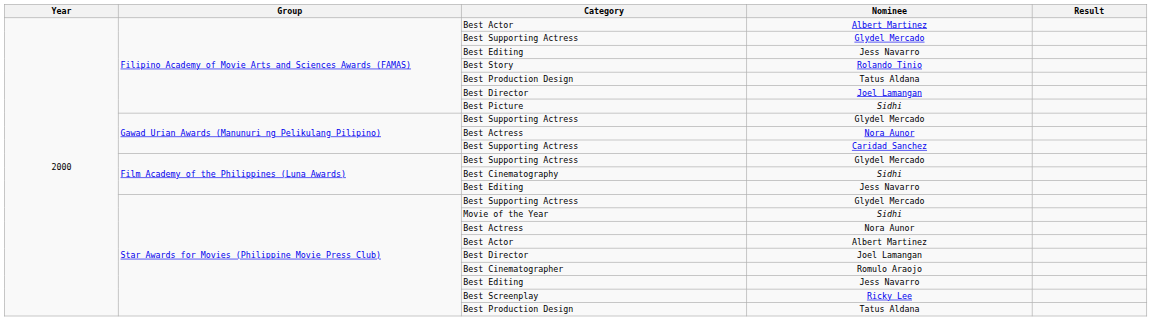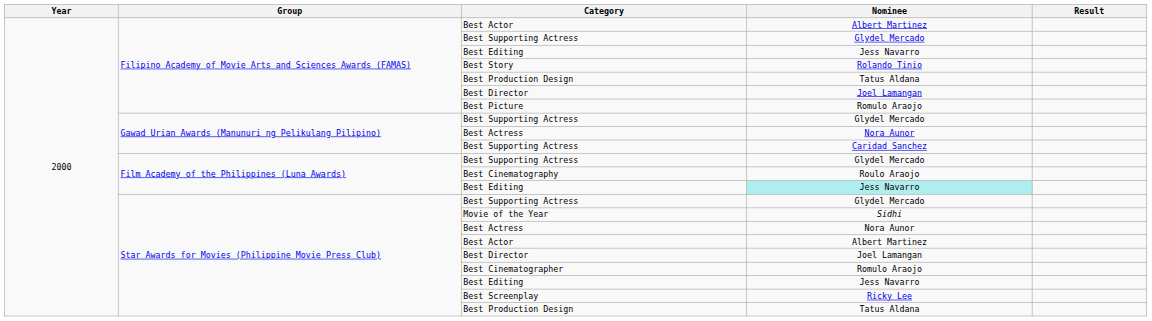(889, 106) Sidhi -> (889, 106) Romulo Araojo
(889, 174) Sidhi -> (889, 174) Roulo Araojo
(889, 187) no background -> (889, 187) paleturquoise background
